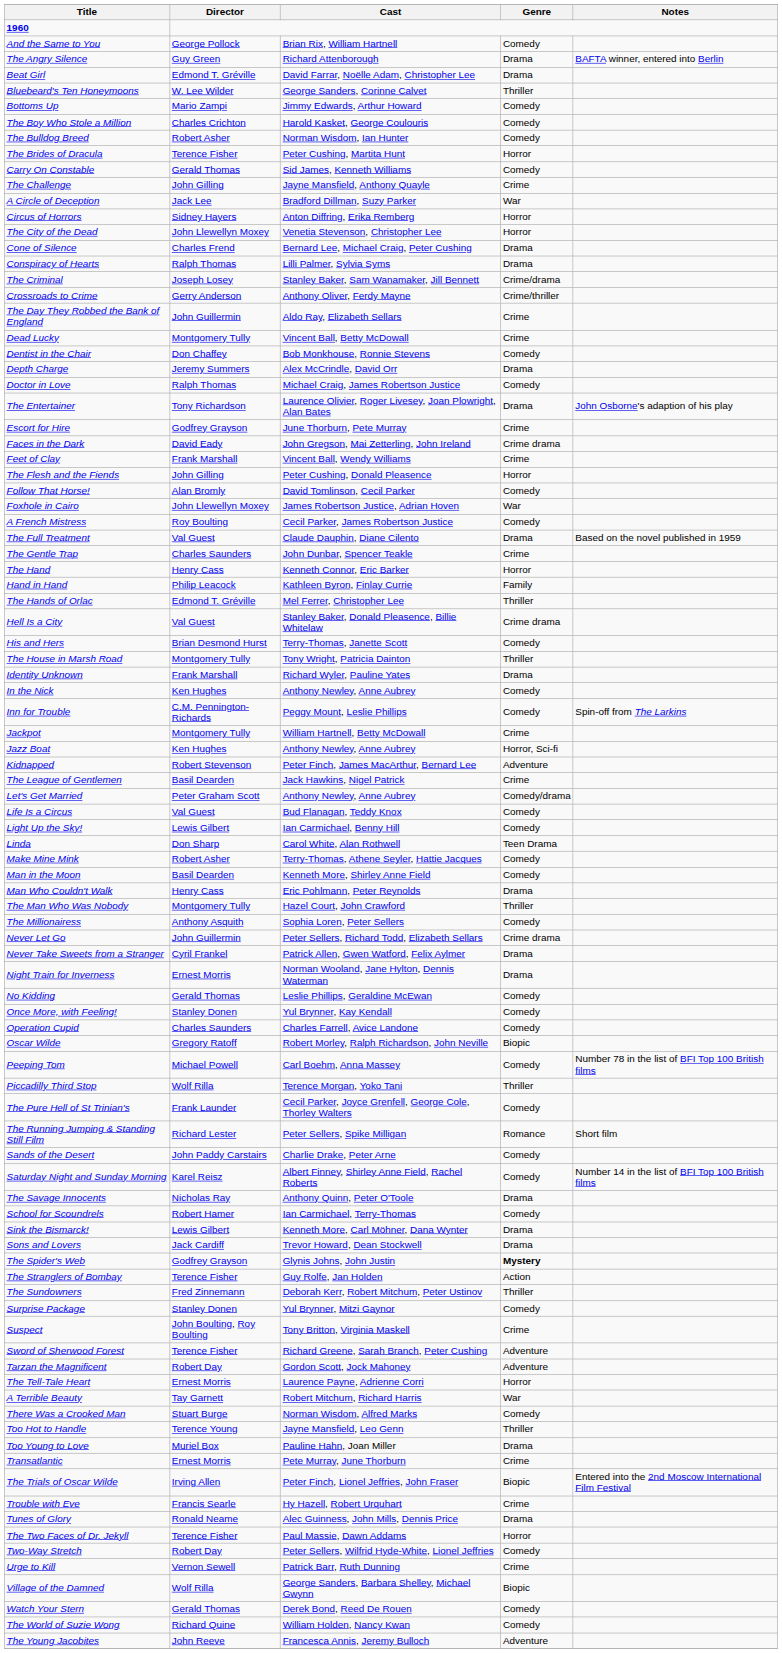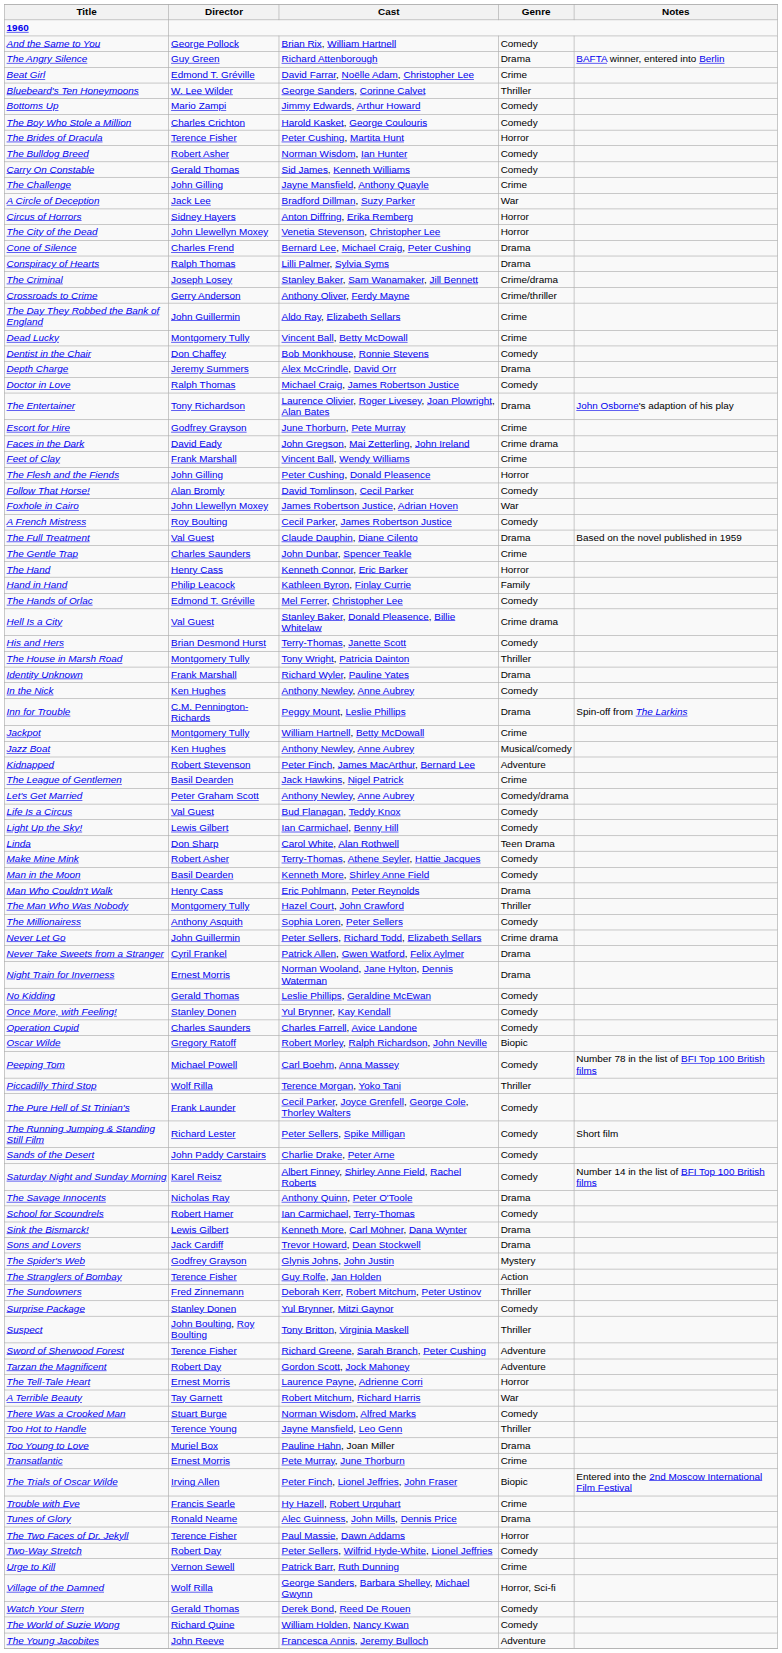(518, 75) Drama -> (514, 75) Crime
rows swapped: (55, 153) <-> (48, 138)
(518, 601) Thriller -> (519, 601) Comedy
(521, 712) Comedy -> (516, 712) Drama
(530, 749) Horror, Sci-fi -> (536, 749) Musical/comedy
(524, 1134) Romance -> (519, 1134) Comedy
(522, 1261) bold -> (518, 1261) normal
(516, 1329) Crime -> (516, 1329) Thriller
(516, 1588) Biopic -> (528, 1588) Horror, Sci-fi
